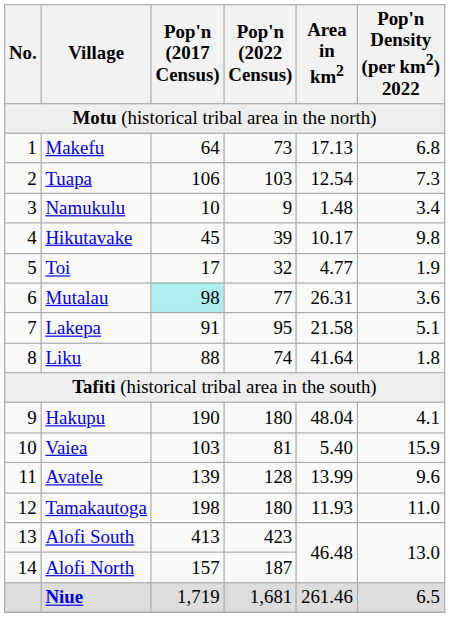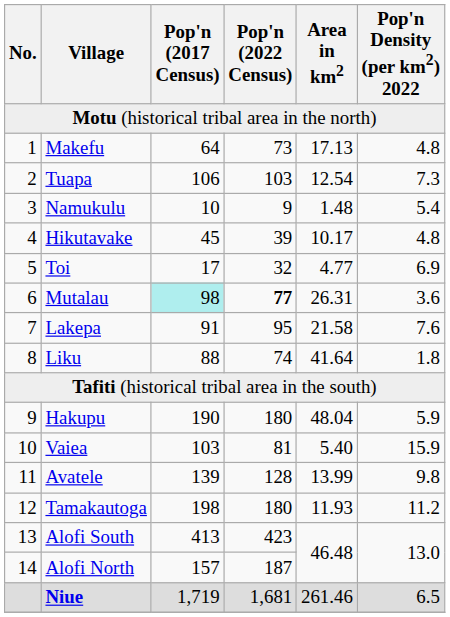(428, 148) 6.8 -> (428, 148) 4.8
(428, 208) 3.4 -> (428, 208) 5.4
(428, 238) 9.8 -> (428, 238) 4.8
(428, 267) 1.9 -> (428, 267) 6.9
(283, 297) normal -> (283, 297) bold
(428, 327) 5.1 -> (428, 327) 7.6
(428, 417) 4.1 -> (428, 417) 5.9
(428, 477) 9.6 -> (428, 477) 9.8
(424, 507) 11.0 -> (424, 507) 11.2
